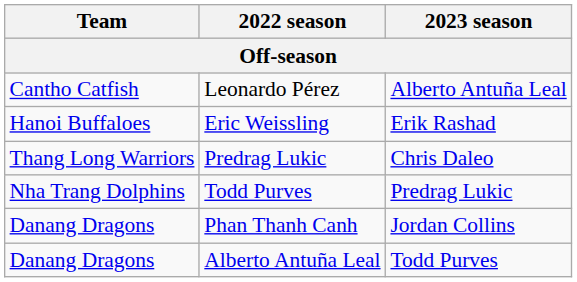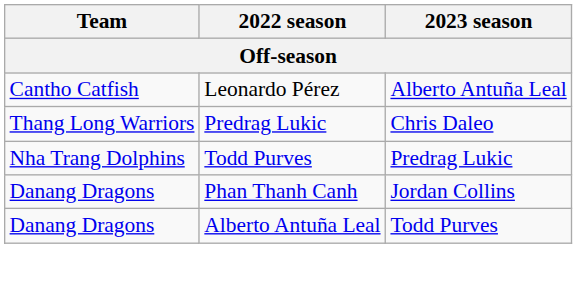- row: (267, 123)
